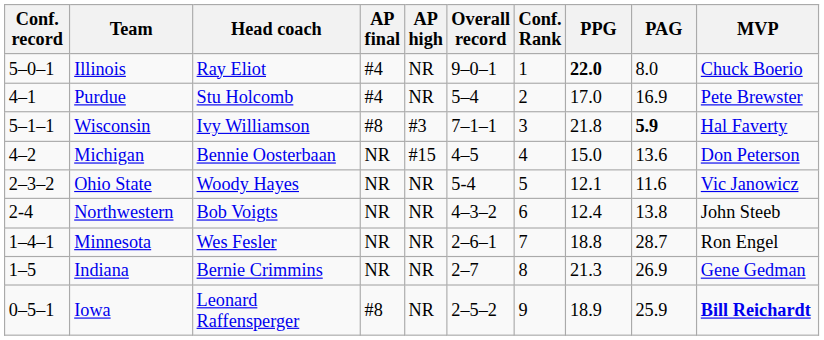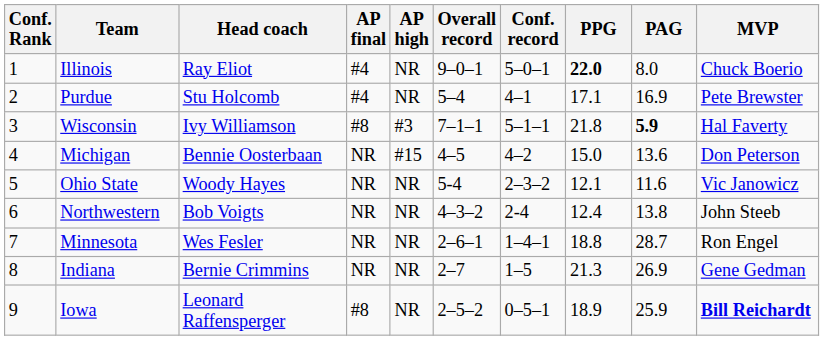columns swapped: (540, 29) <-> (37, 29)
(586, 97) 17.0 -> (586, 97) 17.1
